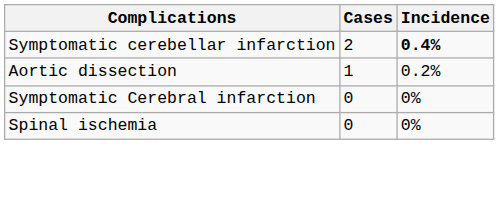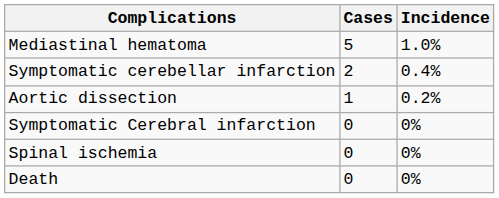+ row: (108, 45)
(421, 45) bold -> (421, 72) normal
+ row: (33, 180)
